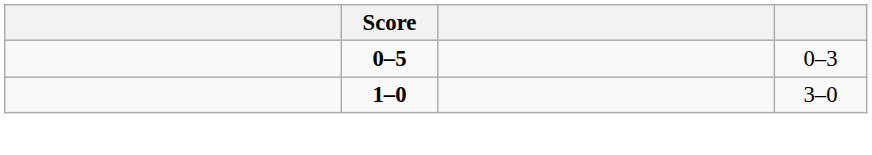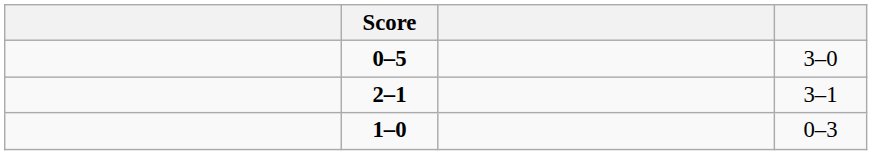(820, 58) 0–3 -> (820, 58) 3–0
+ row: (389, 94)
(820, 94) 3–0 -> (820, 130) 0–3
